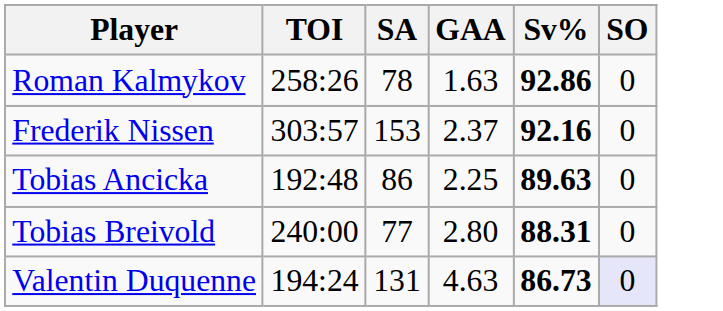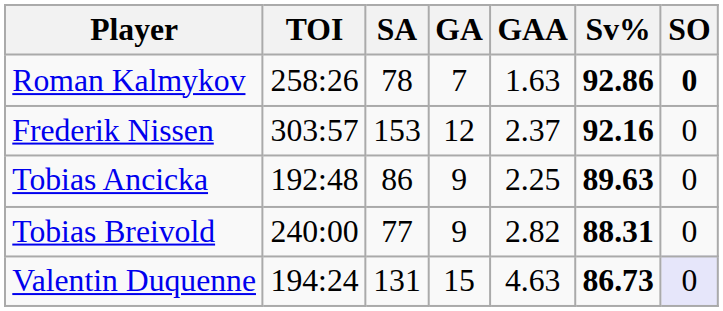+ column: (459, 29)
(627, 79) normal -> (689, 79) bold
(471, 230) 2.80 -> (533, 230) 2.82
